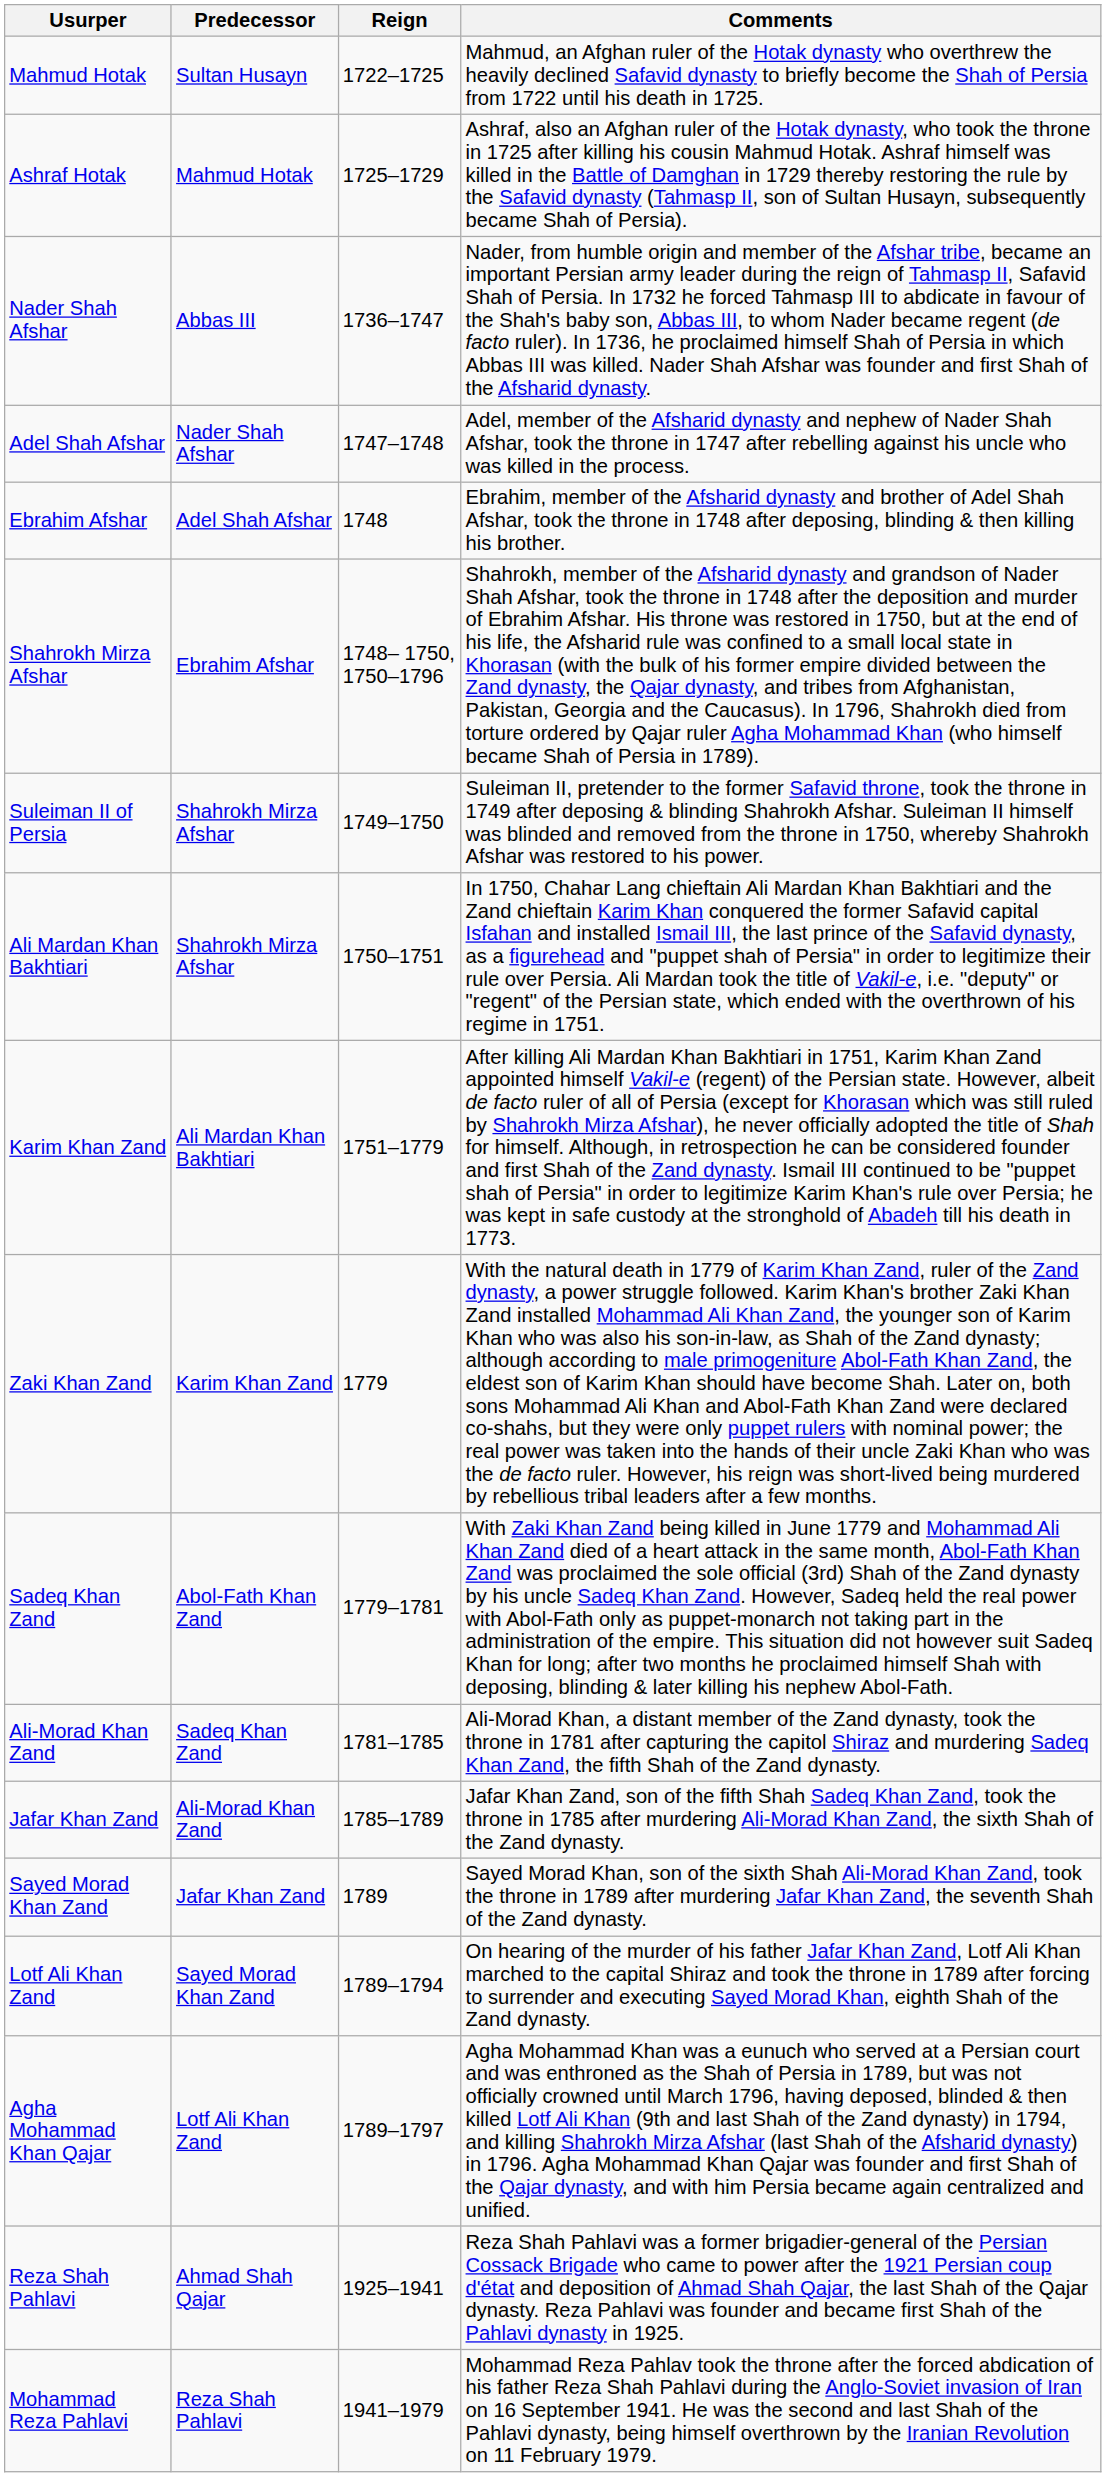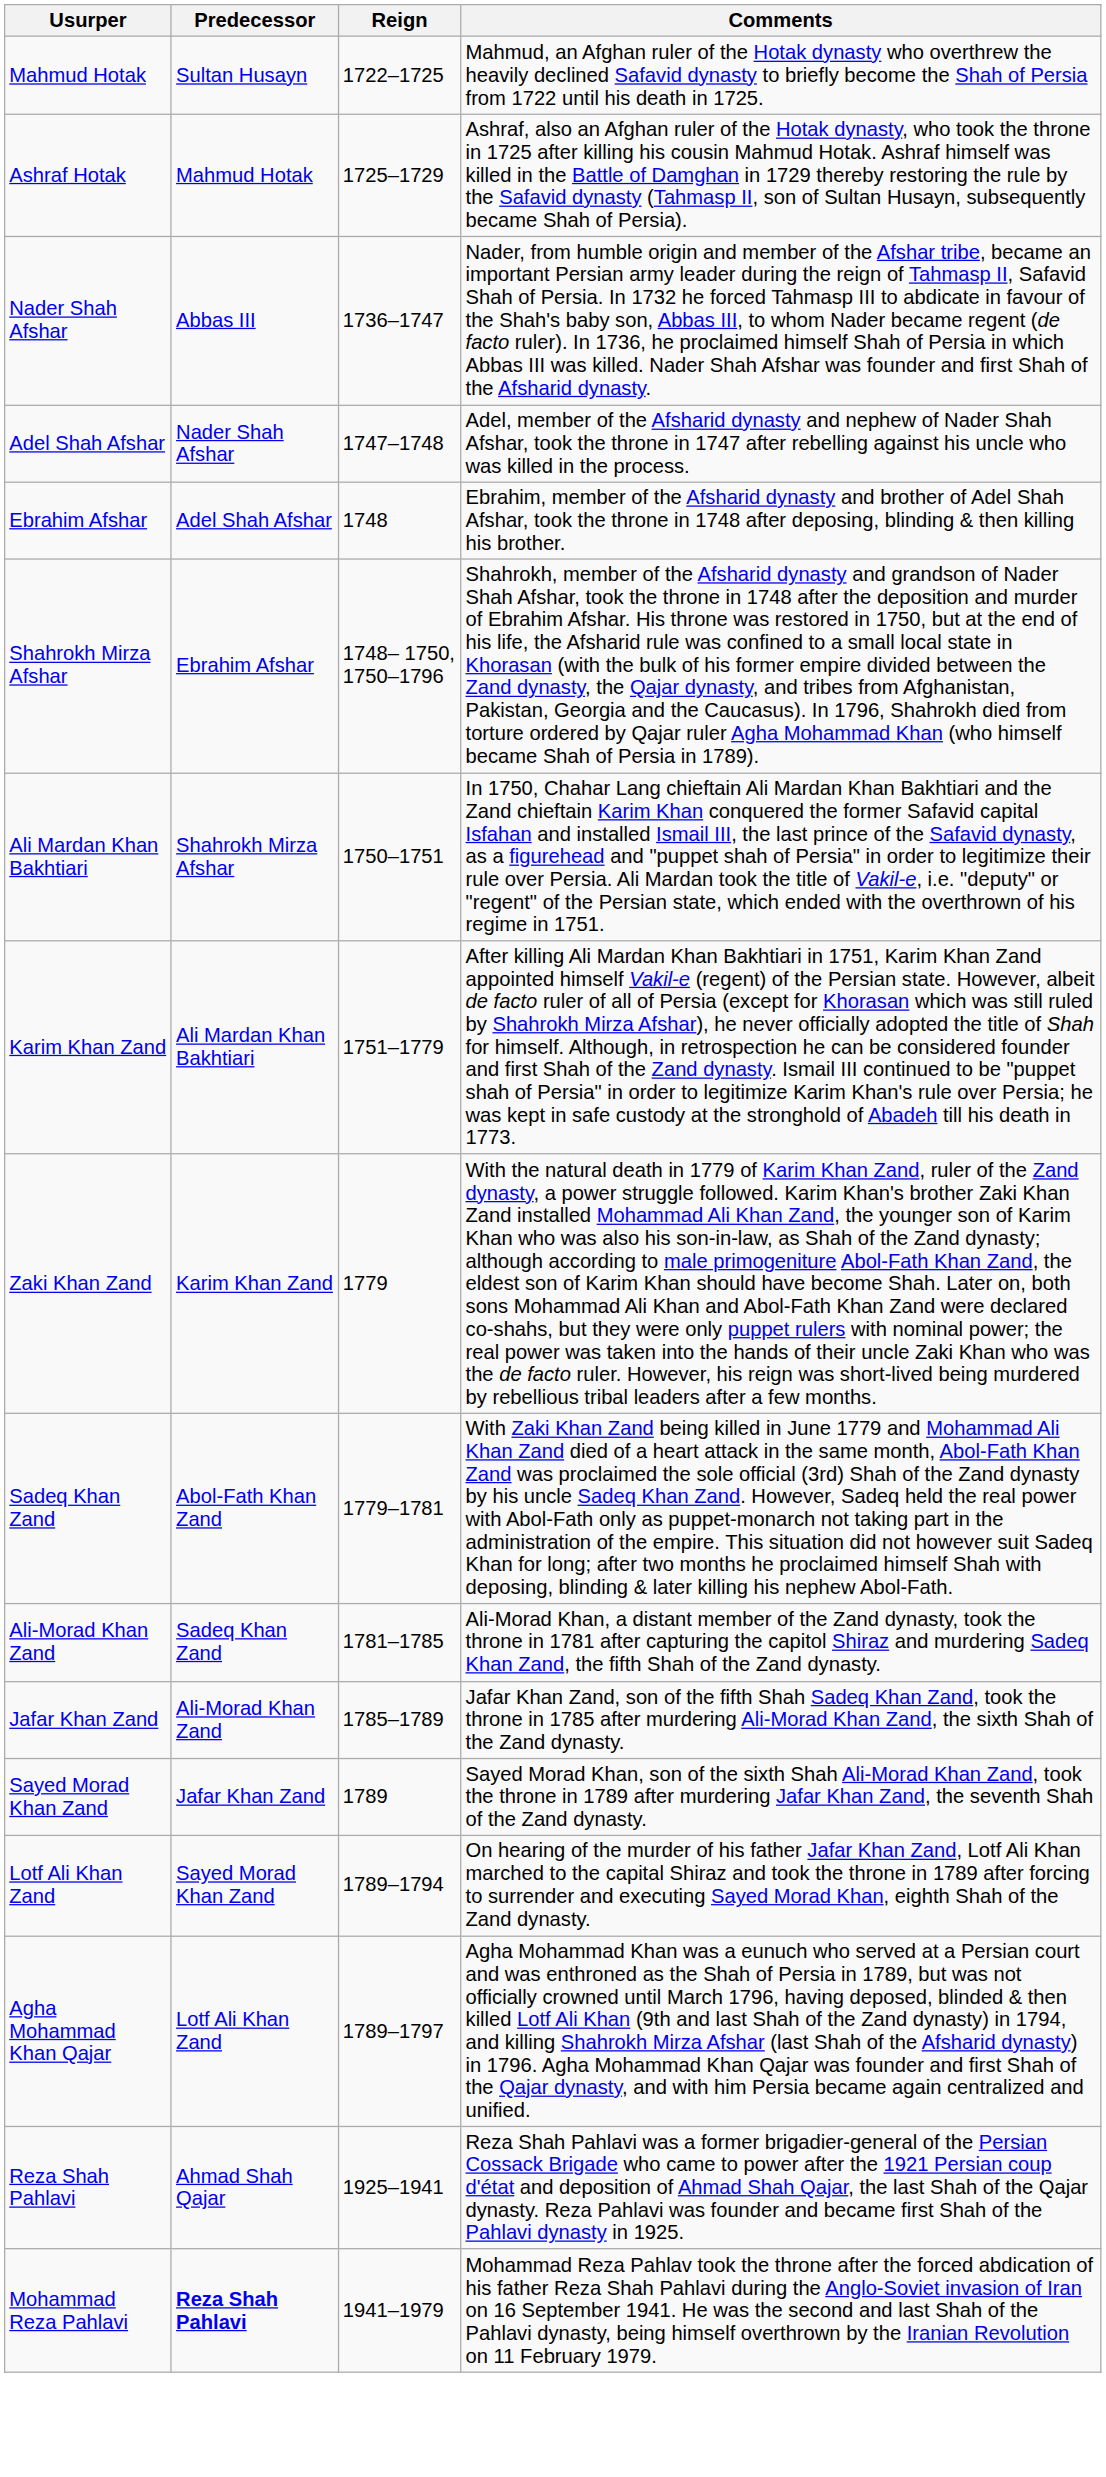- row: (71, 822)
(226, 2410) normal -> (227, 2310) bold
